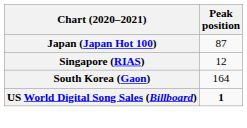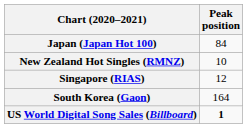(221, 43) 87 -> (221, 43) 84
+ row: (102, 61)
